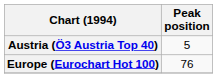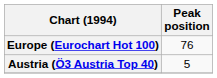rows swapped: (83, 45) <-> (83, 63)
